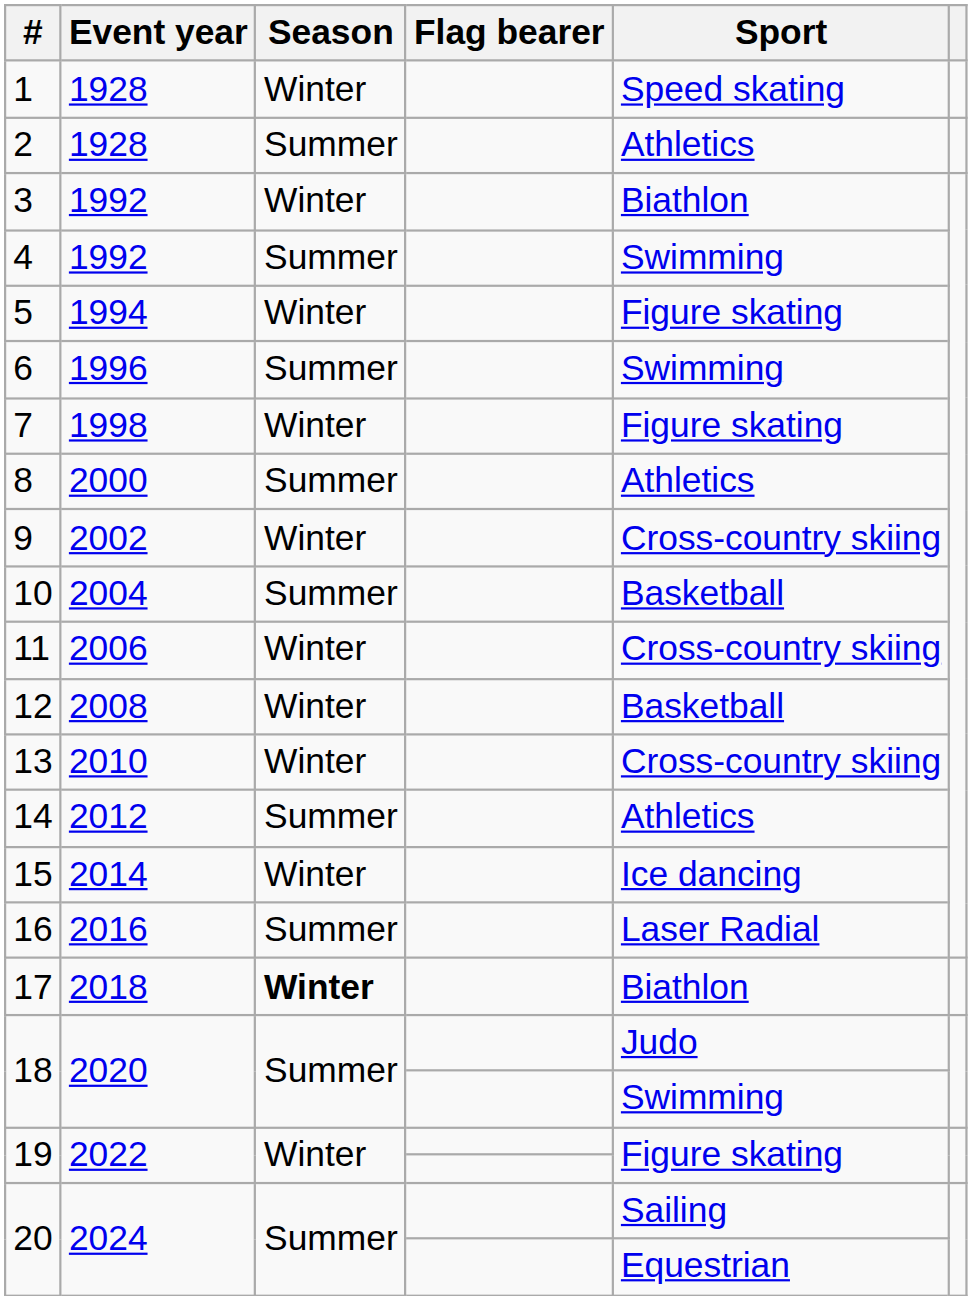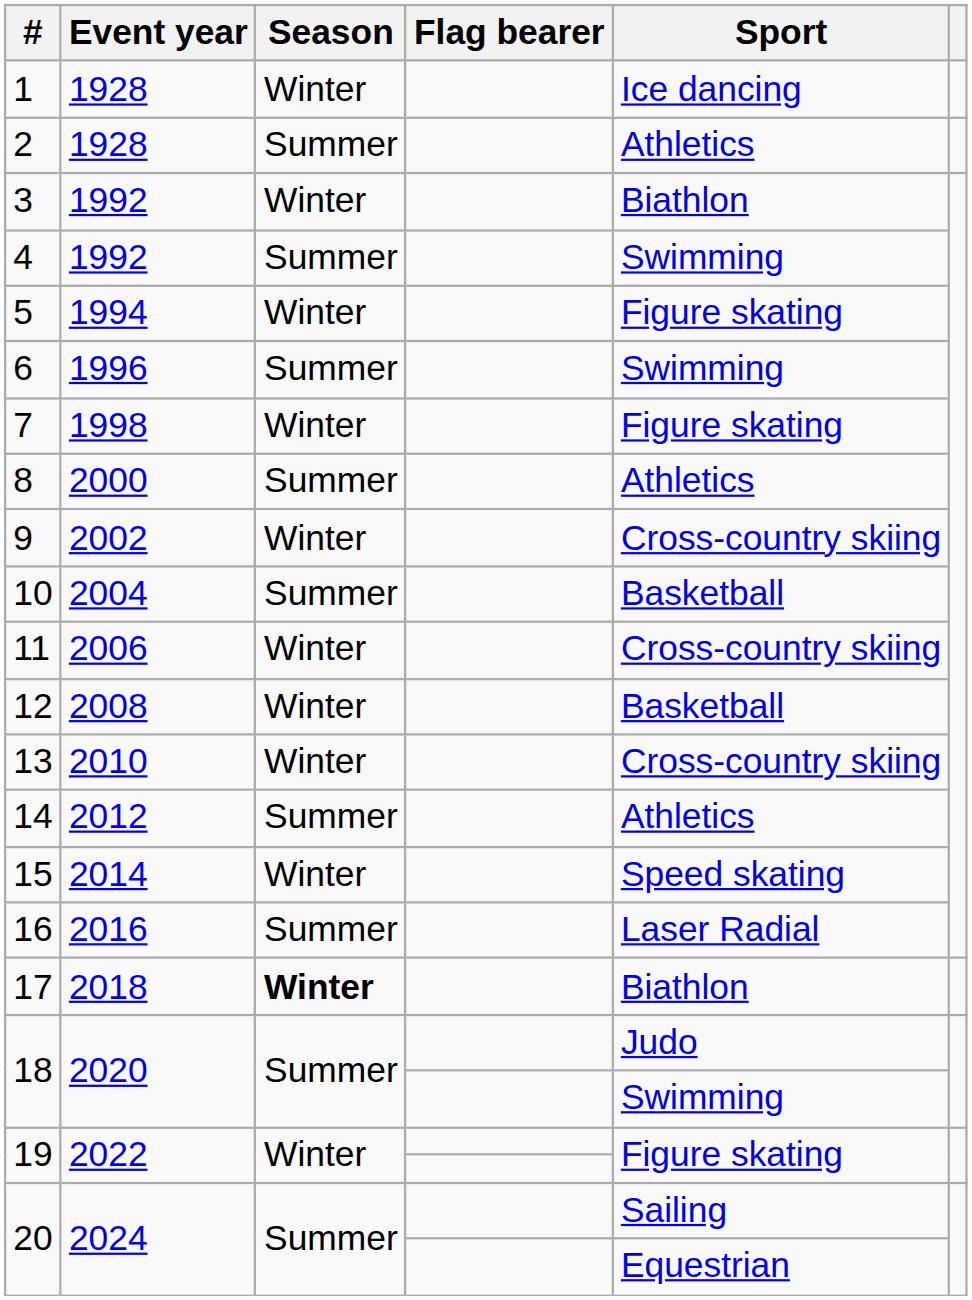(733, 88) Speed skating -> (711, 88) Ice dancing
(711, 873) Ice dancing -> (733, 873) Speed skating
